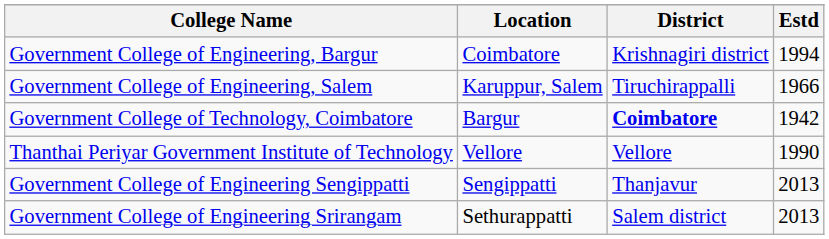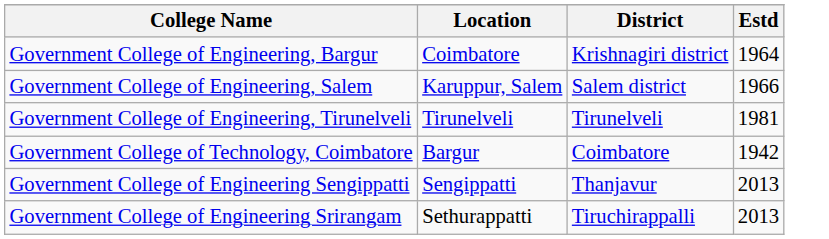(799, 53) 1994 -> (759, 53) 1964
(674, 86) Tiruchirappalli -> (629, 86) Salem district
+ row: (210, 119)
(665, 119) bold -> (621, 151) normal
- row: (231, 151)
(669, 217) Salem district -> (633, 217) Tiruchirappalli
